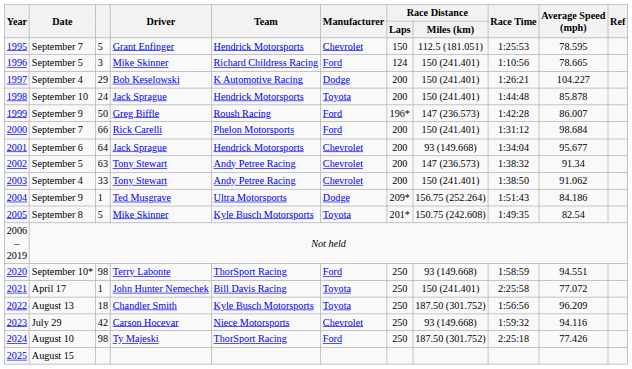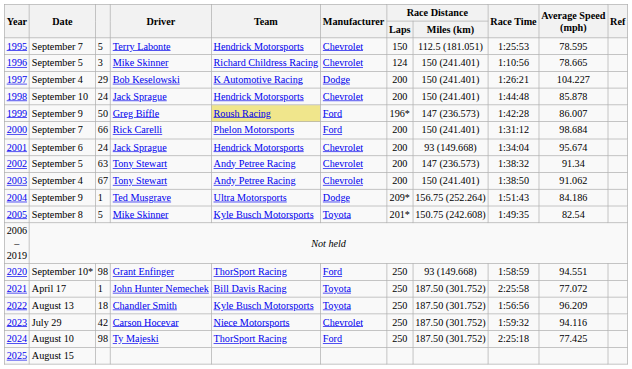(143, 46) Grant Enfinger -> (142, 46) Terry Labonte
(332, 63) Ford -> (343, 63) Chevrolet
(337, 97) Toyota -> (343, 97) Chevrolet
(242, 113) no background -> (242, 113) khaki background
(103, 147) 64 -> (103, 147) 24
(573, 147) 95.677 -> (573, 147) 95.674
(103, 181) 33 -> (103, 181) 67
(142, 272) Terry Labonte -> (143, 272) Grant Enfinger
(450, 289) 150 (241.401) -> (450, 289) 187.50 (301.752)
(450, 322) 93 (149.668) -> (450, 322) 187.50 (301.752)
(573, 339) 77.426 -> (573, 339) 77.425
